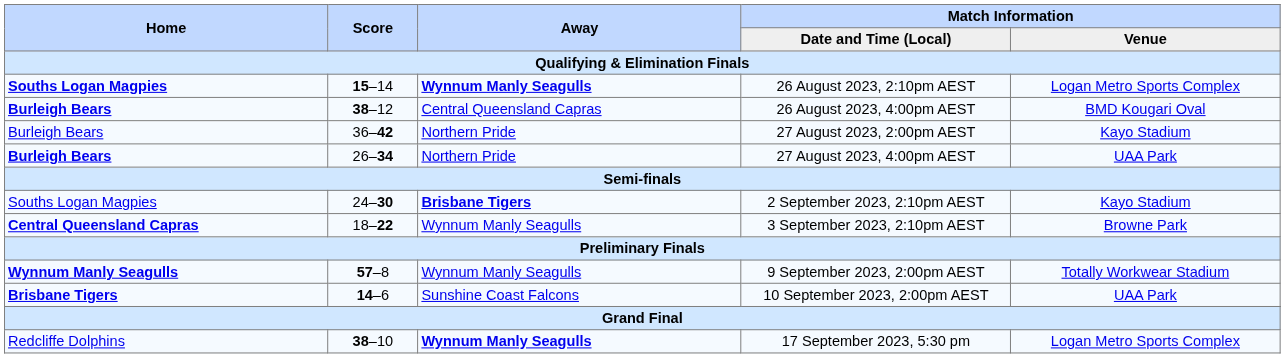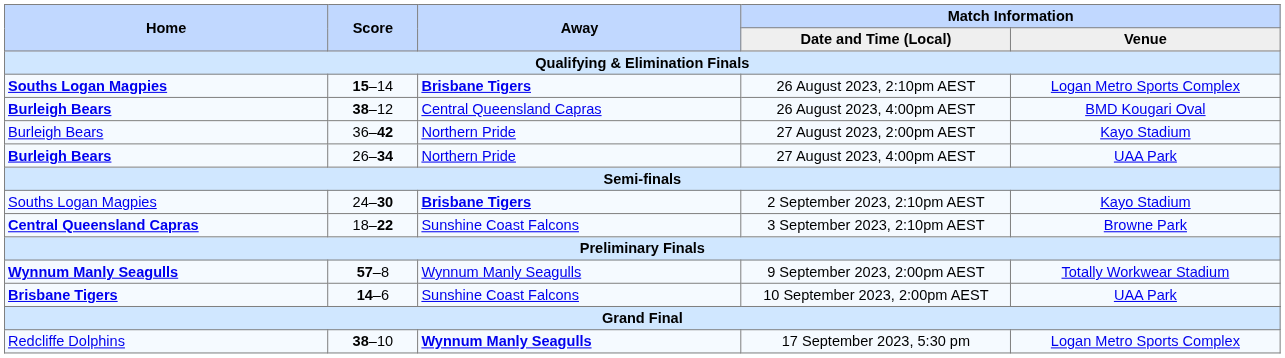(506, 86) Wynnum Manly Seagulls -> (476, 86) Brisbane Tigers
(501, 225) Wynnum Manly Seagulls -> (500, 225) Sunshine Coast Falcons
